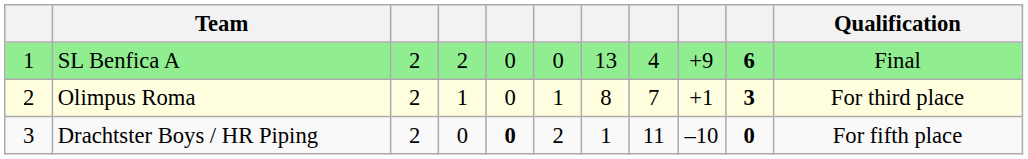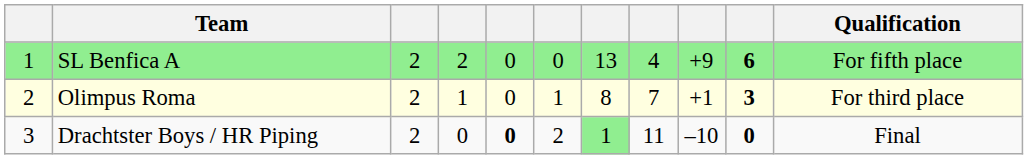(897, 60) Final -> (897, 60) For fifth place
(606, 135) no background -> (606, 135) lightgreen background
(897, 135) For fifth place -> (897, 135) Final
